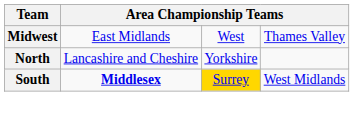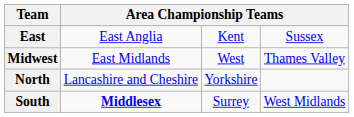+ row: (32, 36)
(231, 79) gold background -> (231, 101) no background
